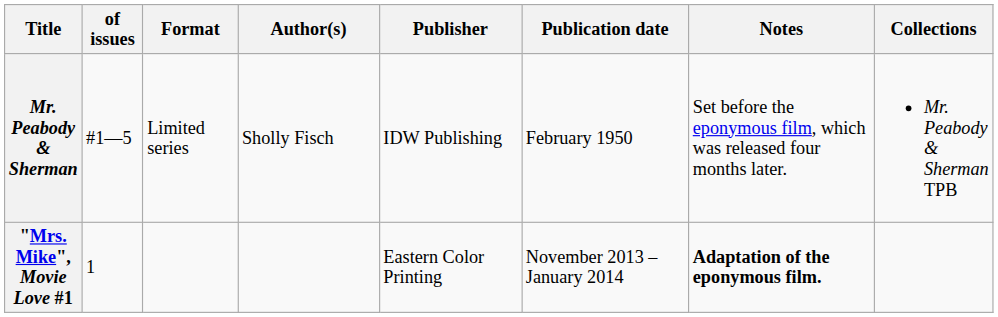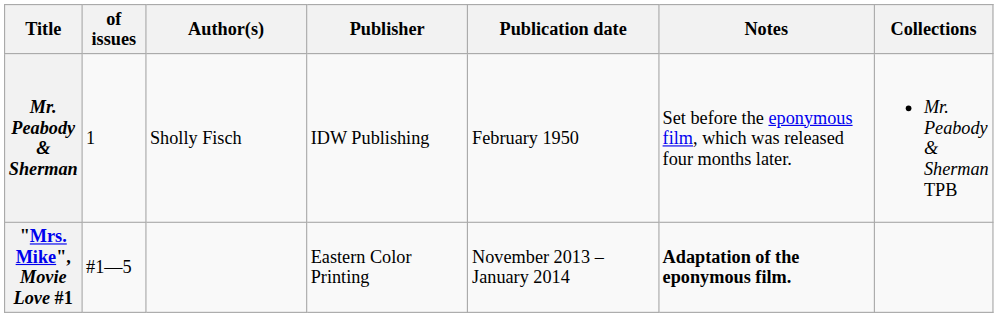- column: (190, 29)
(109, 137) #1—5 -> (91, 137) 1
(91, 267) 1 -> (109, 267) #1—5
